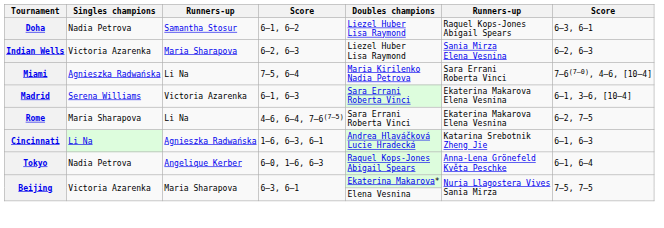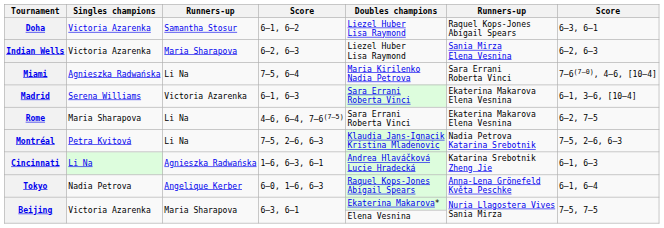(100, 29) Nadia Petrova -> (110, 29) Victoria Azarenka
+ row: (35, 141)
